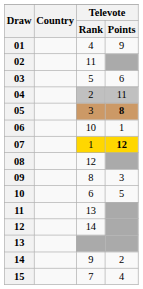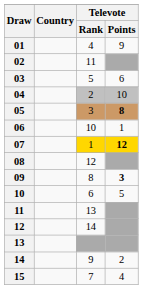(122, 95) 11 -> (122, 95) 10
(122, 177) normal -> (122, 177) bold
